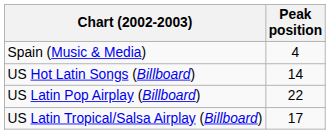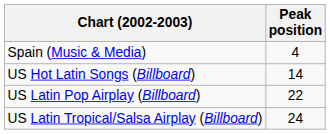(295, 118) 17 -> (295, 118) 24
